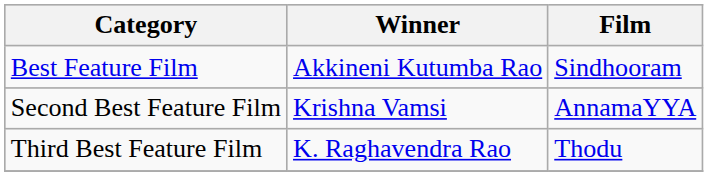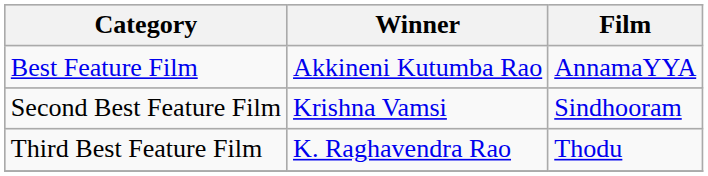(618, 66) Sindhooram -> (625, 66) AnnamaYYA
(625, 107) AnnamaYYA -> (618, 107) Sindhooram
